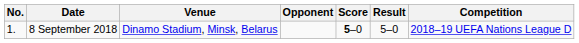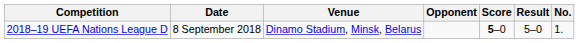columns swapped: (15, 13) <-> (491, 13)
